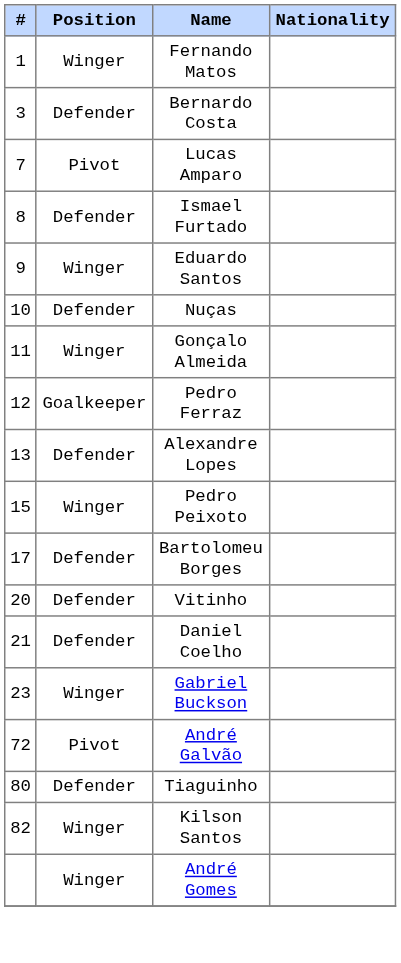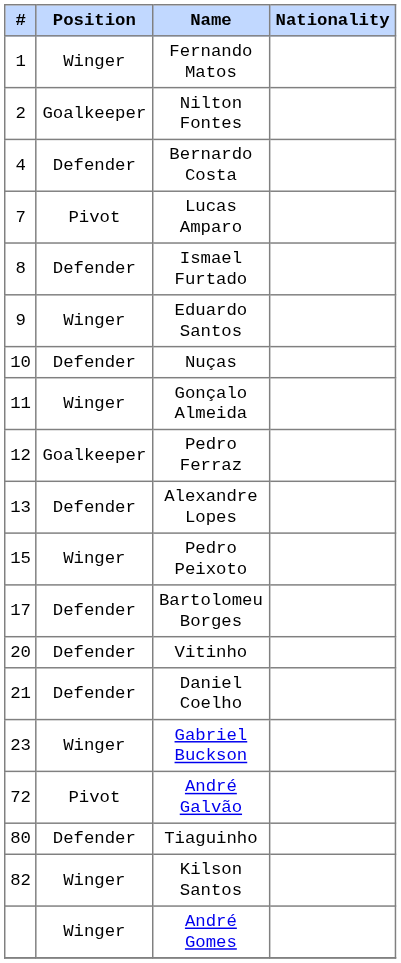+ row: (211, 114)
(21, 114) 3 -> (21, 165) 4
